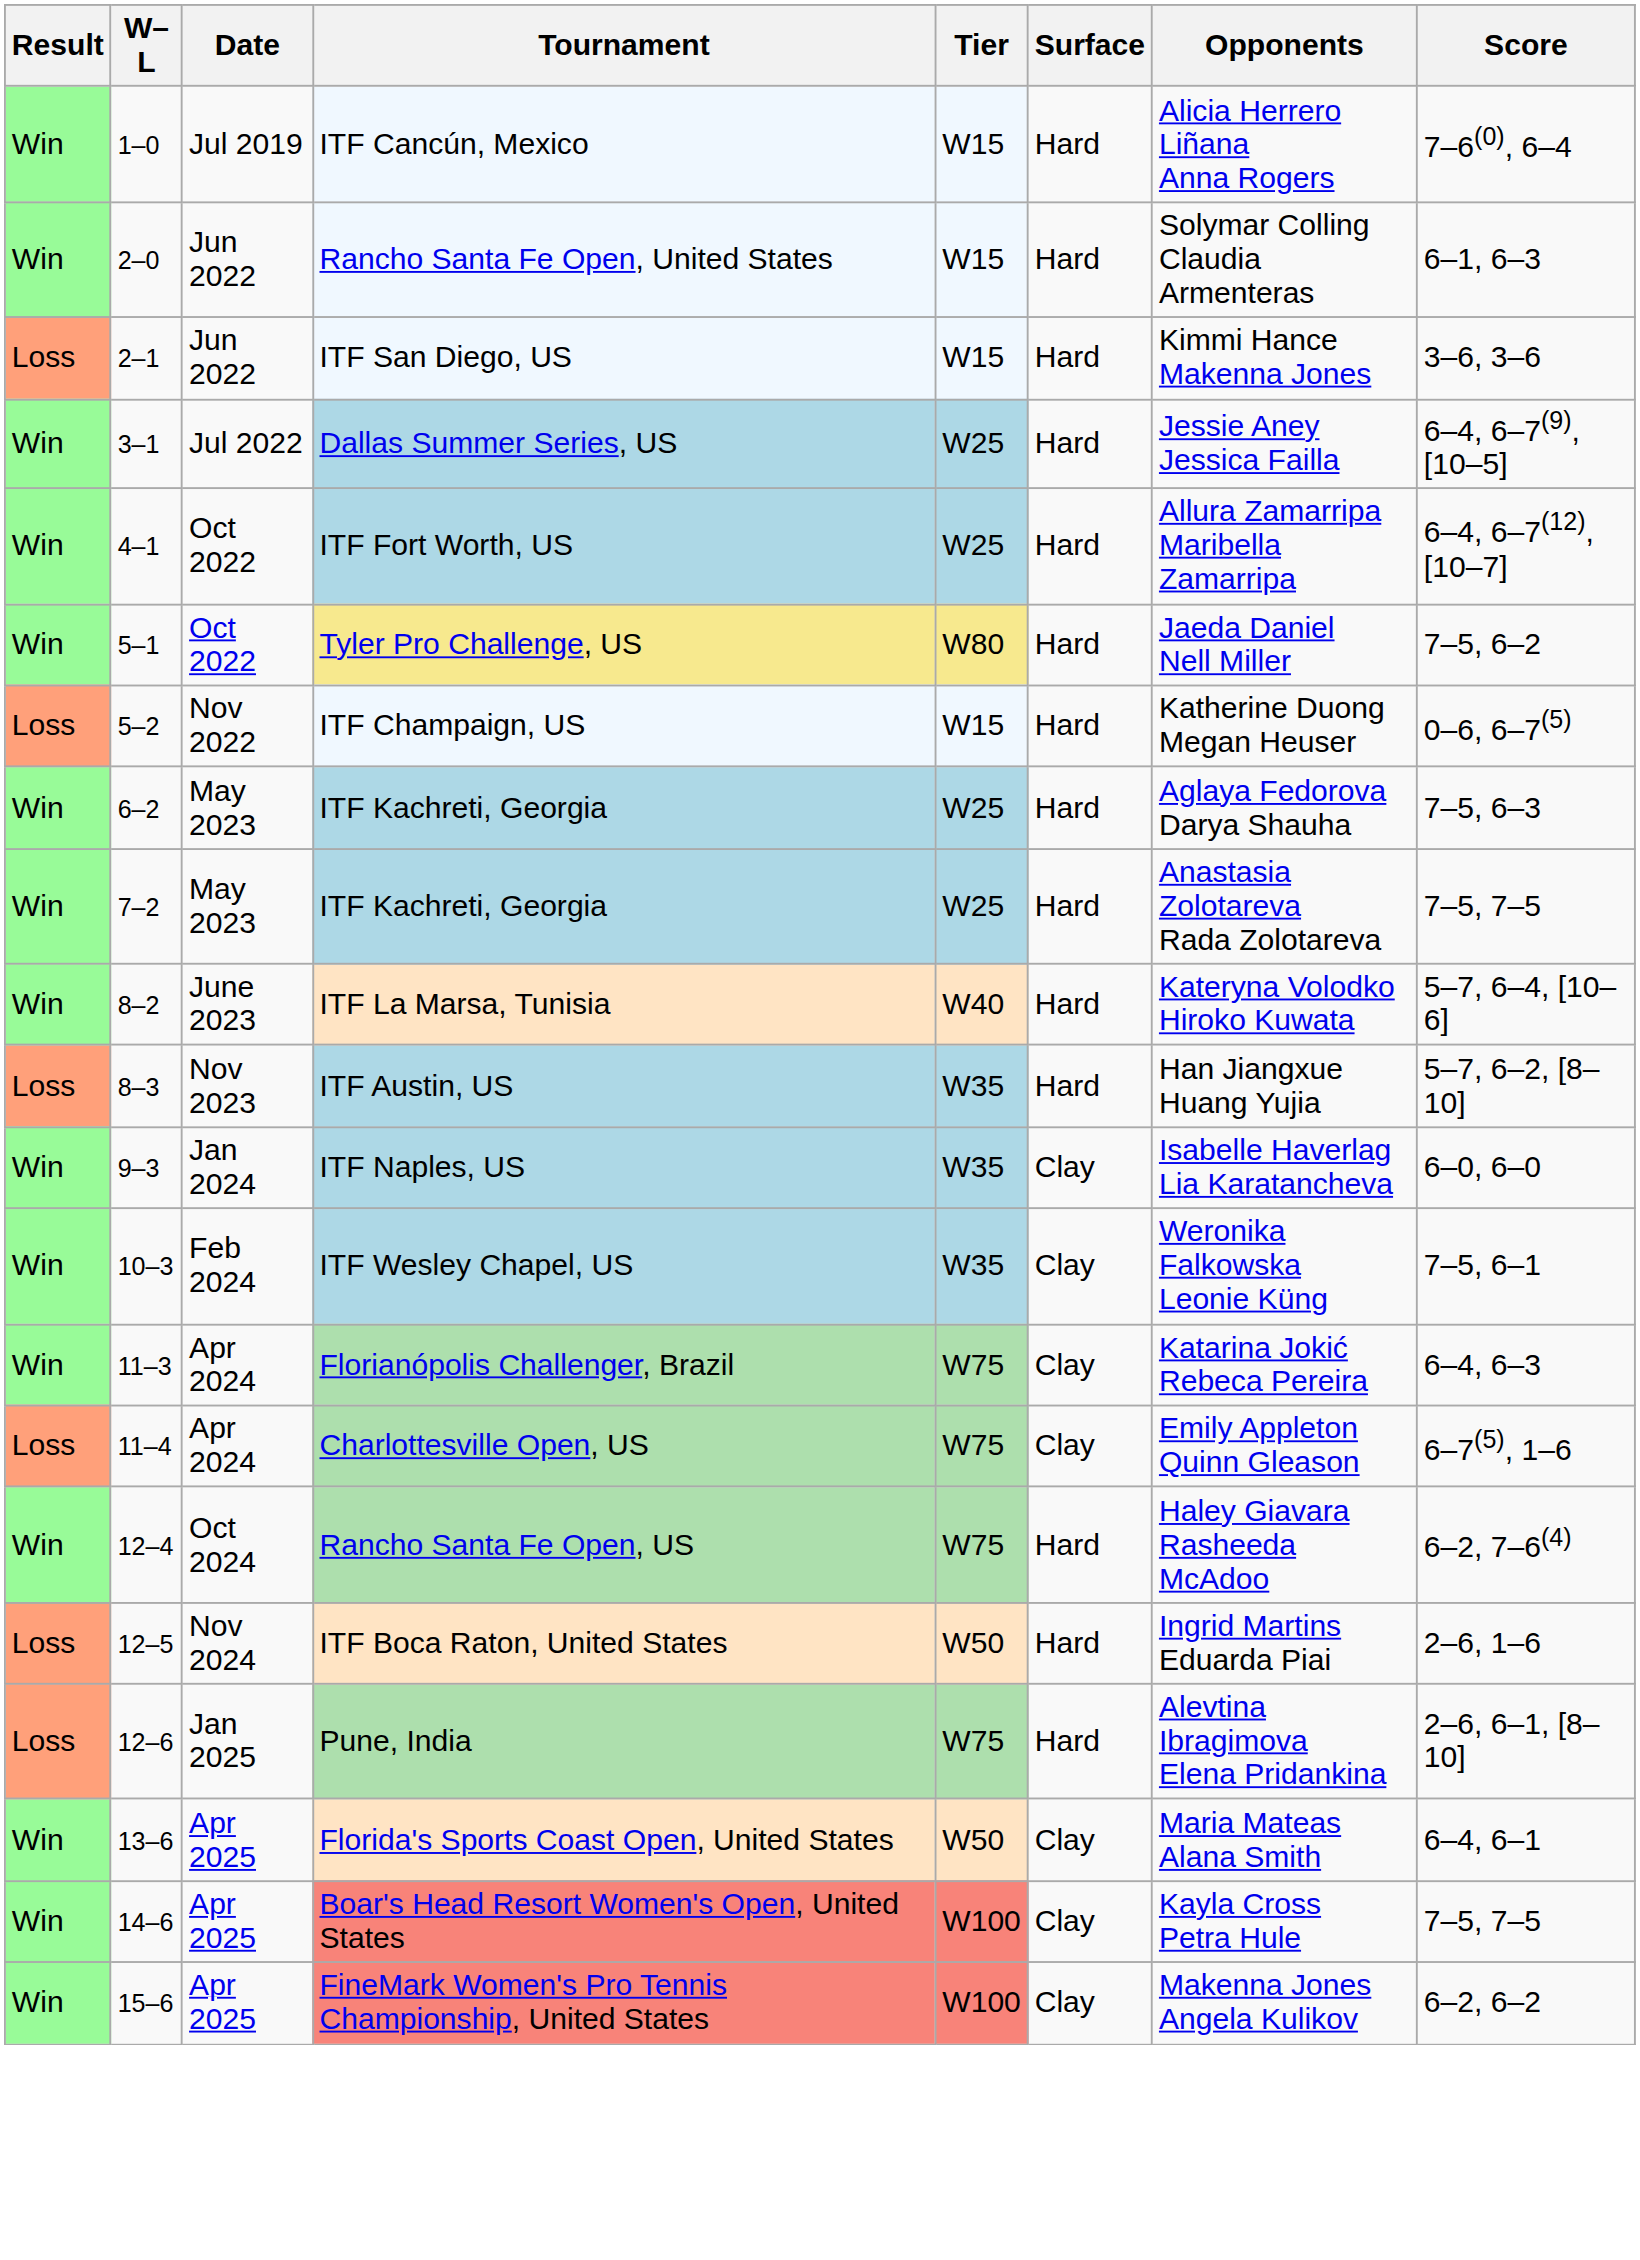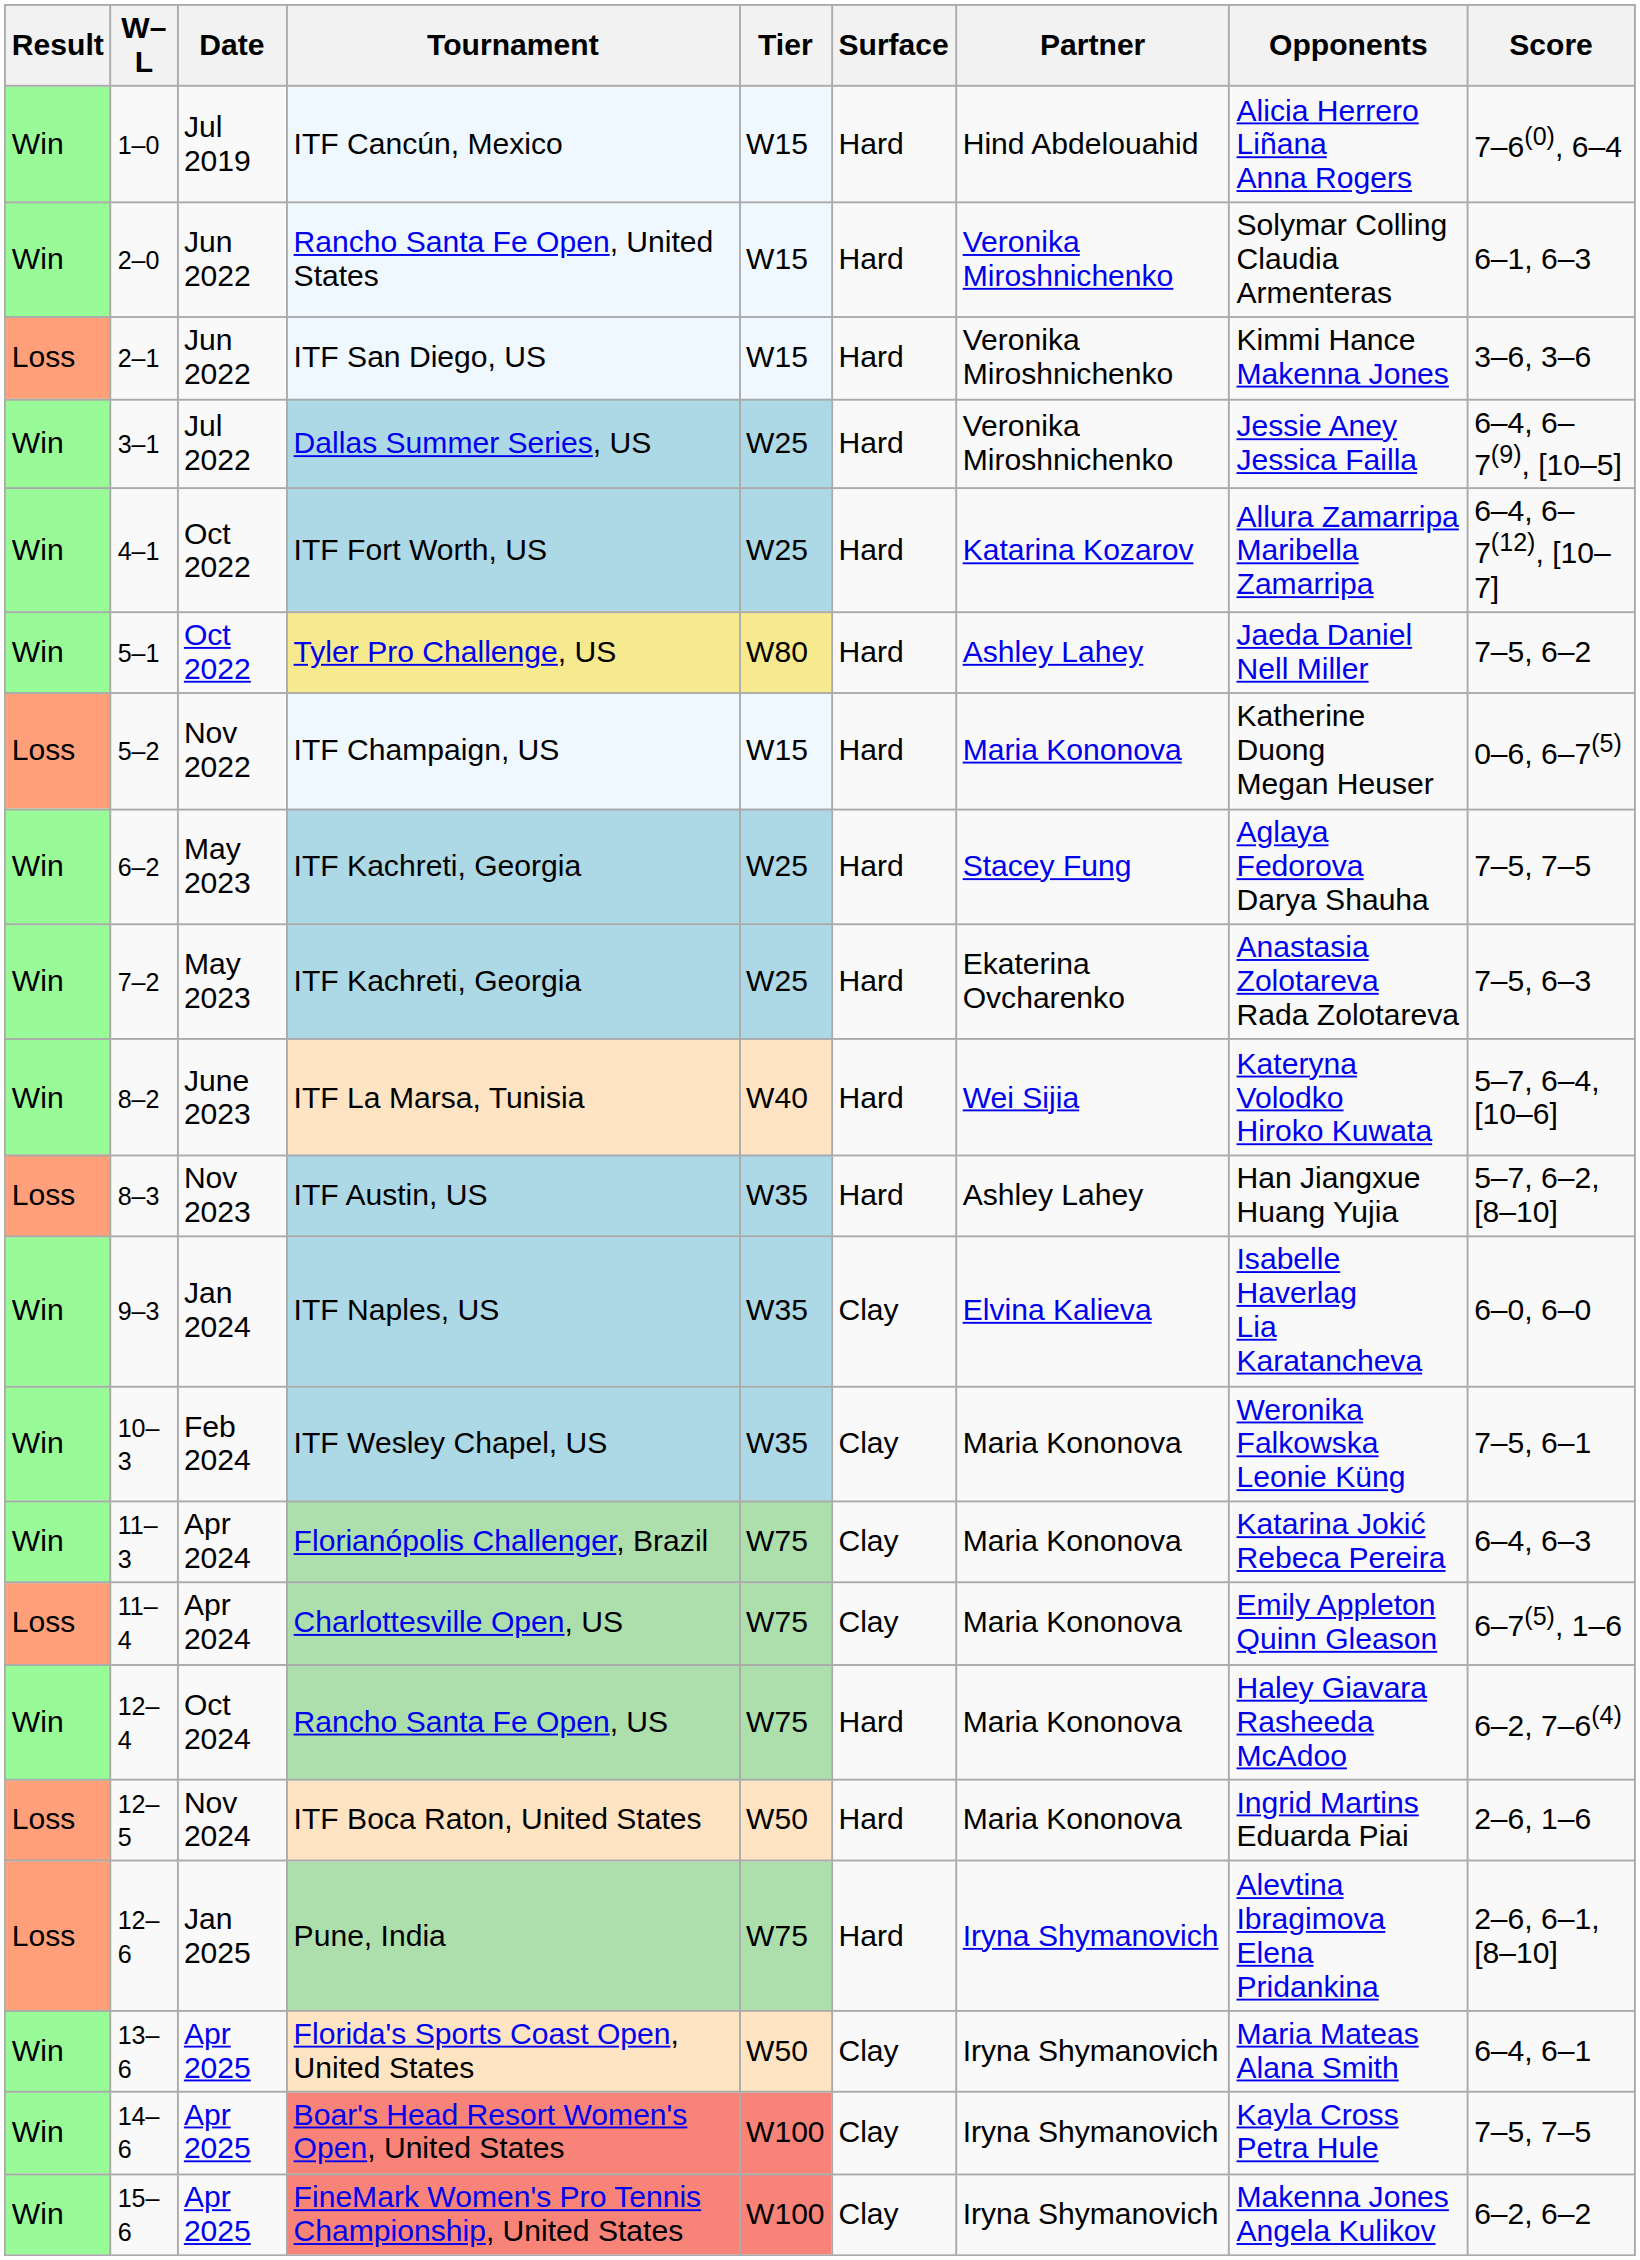+ column: (1093, 45)
(1482, 807) 7–5, 6–3 -> (1533, 866) 7–5, 7–5
(1482, 905) 7–5, 7–5 -> (1533, 981) 7–5, 6–3
